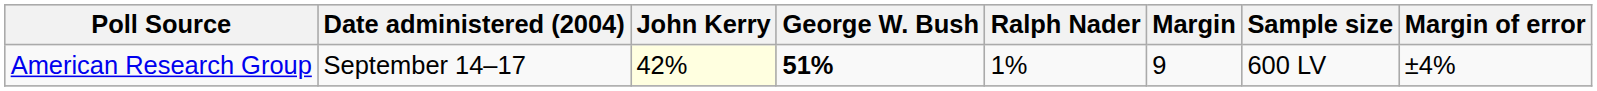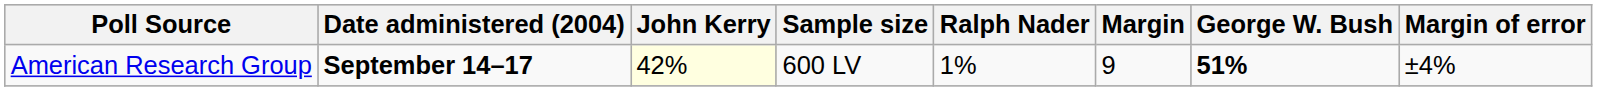columns swapped: (881, 24) <-> (1320, 24)
(425, 65) normal -> (428, 65) bold
